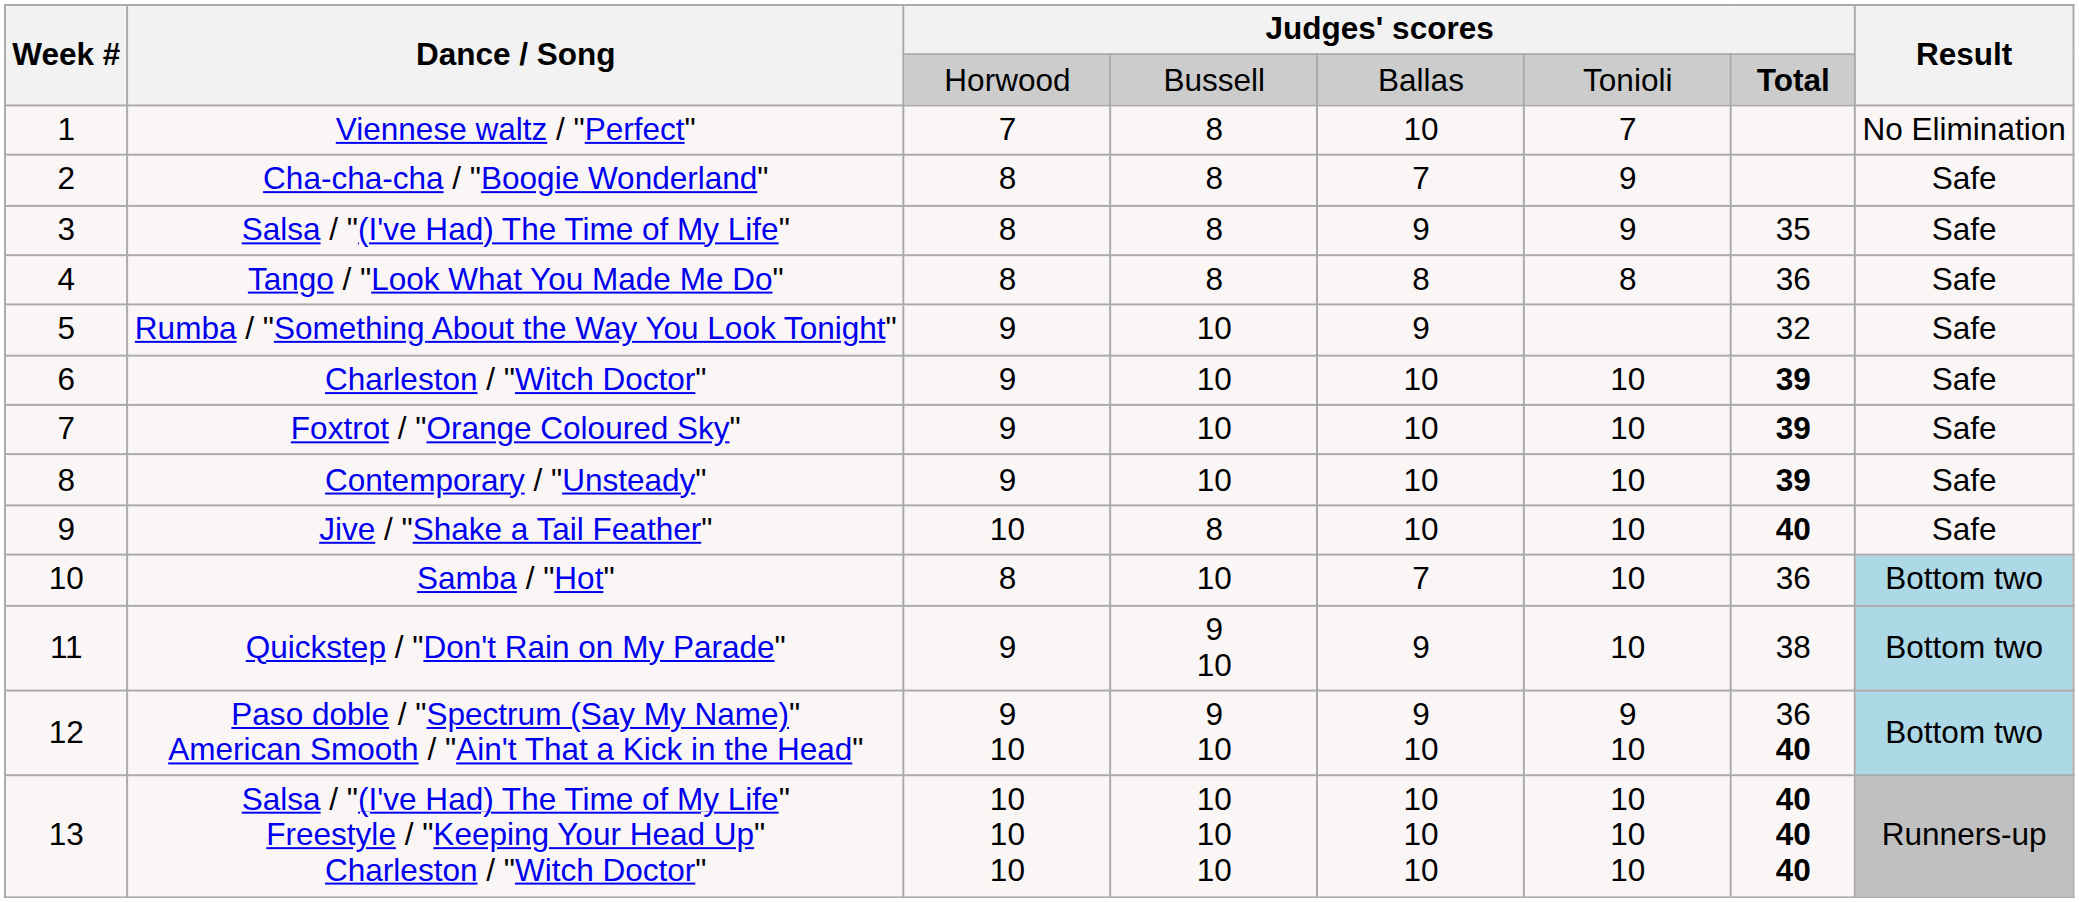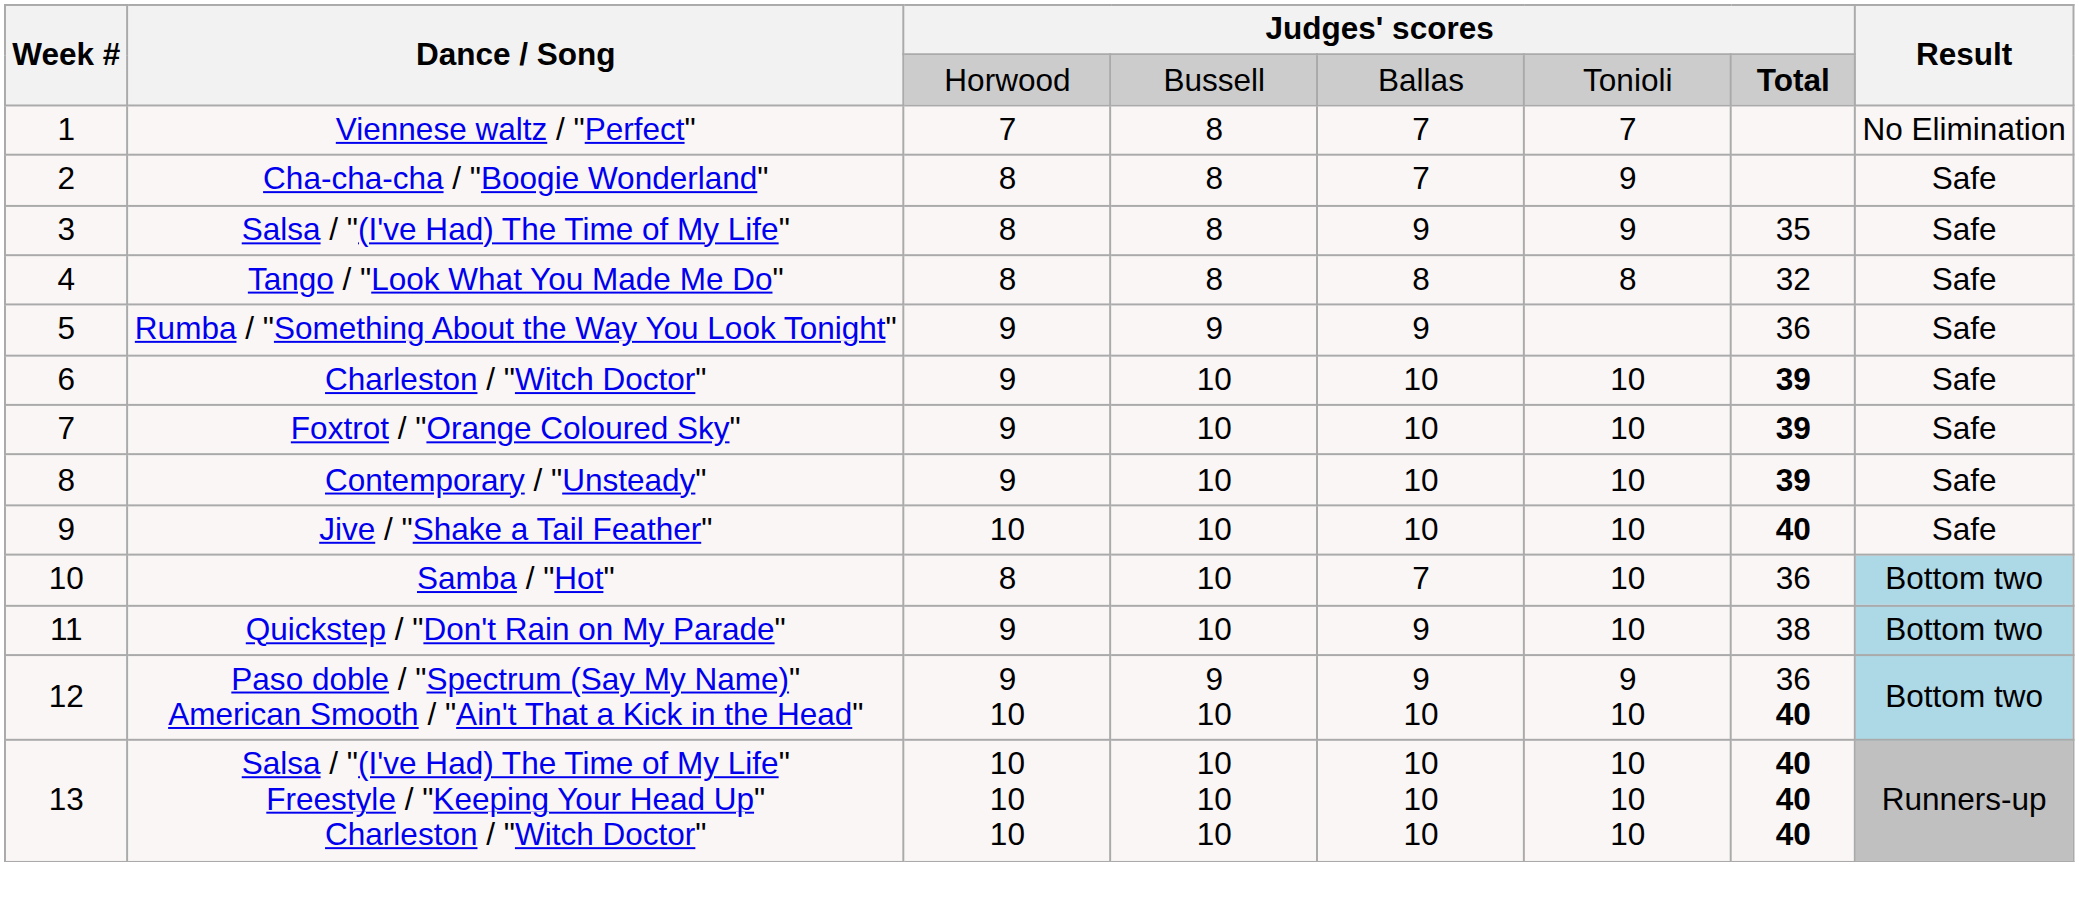(1421, 129) 10 -> (1421, 129) 7
(1793, 279) 36 -> (1793, 279) 32
(1214, 329) 10 -> (1214, 329) 9
(1793, 329) 32 -> (1793, 329) 36
(1214, 529) 8 -> (1214, 529) 10
(1214, 647) 9 10 -> (1214, 629) 10
